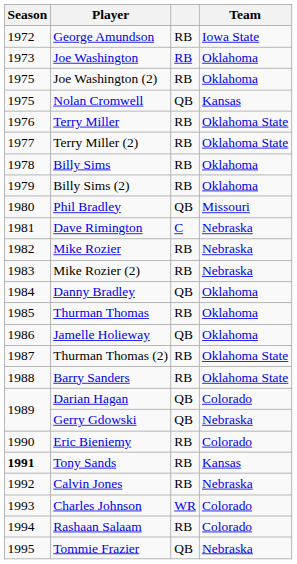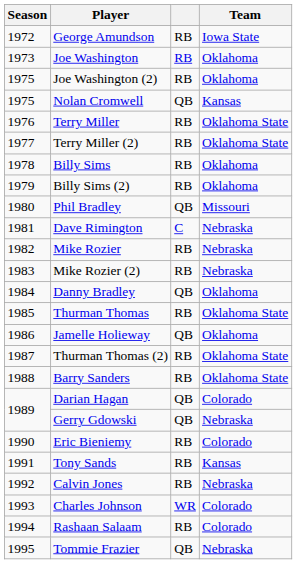(230, 313) Oklahoma -> (245, 313) Oklahoma State
(21, 462) bold -> (21, 462) normal
